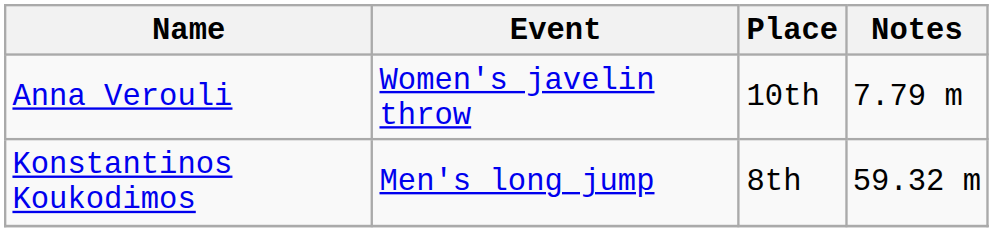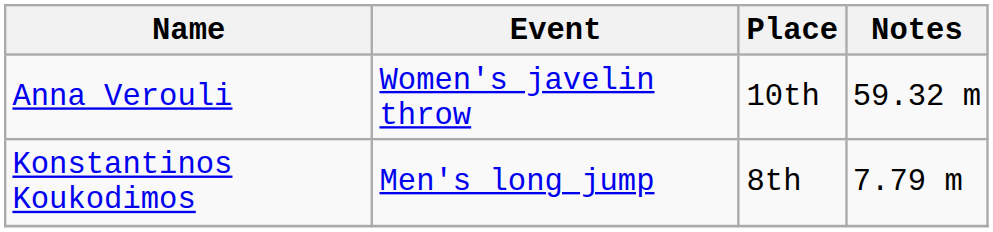(908, 97) 7.79 m -> (917, 97) 59.32 m
(917, 183) 59.32 m -> (908, 183) 7.79 m
